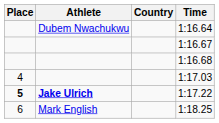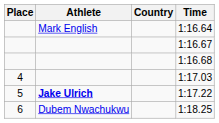(84, 28) Dubem Nwachukwu -> (68, 28) Mark English
(20, 93) bold -> (20, 93) normal
(68, 110) Mark English -> (84, 110) Dubem Nwachukwu
